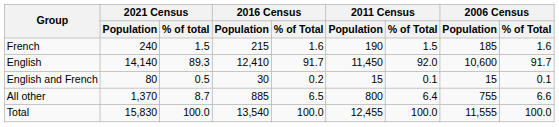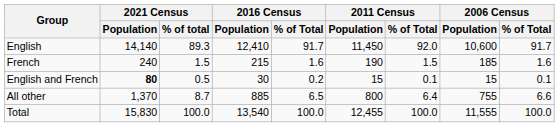rows swapped: (24, 63) <-> (23, 46)
(151, 79) normal -> (151, 79) bold
